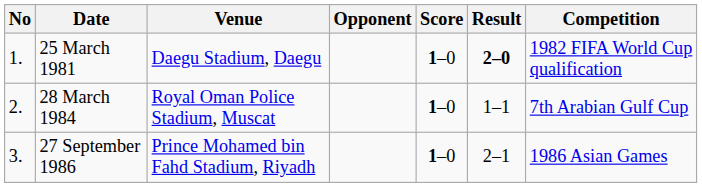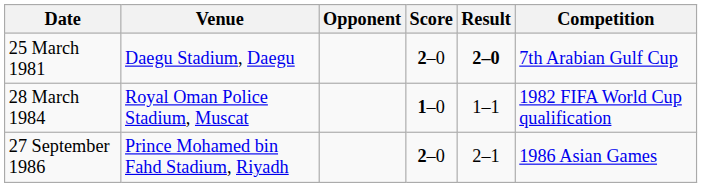- column: (20, 18)
(442, 58) 1–0 -> (431, 58) 2–0
(611, 58) 1982 FIFA World Cup qualification -> (599, 58) 7th Arabian Gulf Cup
(609, 107) 7th Arabian Gulf Cup -> (601, 107) 1982 FIFA World Cup qualification
(442, 157) 1–0 -> (431, 157) 2–0
